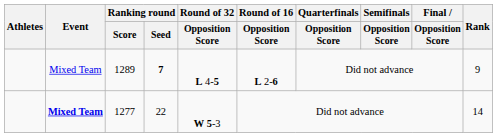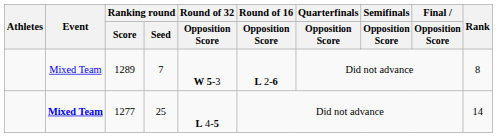(161, 70) bold -> (161, 70) normal
(207, 82) L 4-5 -> (207, 82) W 5-3
(478, 70) 9 -> (478, 70) 8
(161, 112) 22 -> (161, 112) 25
(207, 124) W 5-3 -> (207, 124) L 4-5
